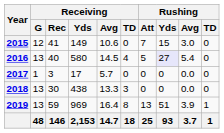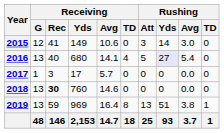(143, 43) 7 -> (143, 43) 3
(164, 43) 15 -> (164, 43) 14
(79, 58) 580 -> (79, 58) 680
(109, 58) 14.5 -> (109, 58) 14.1
(54, 89) normal -> (54, 89) bold
(79, 89) 438 -> (79, 89) 760
(109, 89) 13.3 -> (109, 89) 14.6
(126, 89) 3 -> (126, 89) 0
(188, 105) 3.9 -> (188, 105) 3.8
